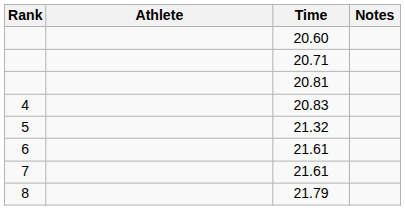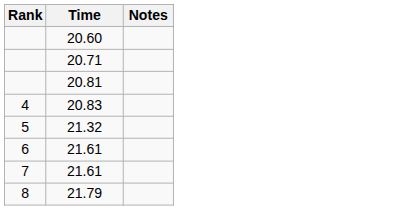- column: (159, 15)
